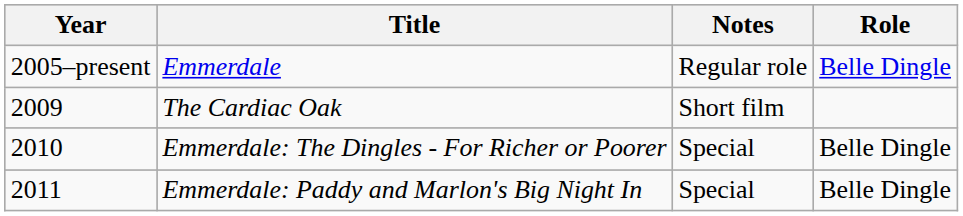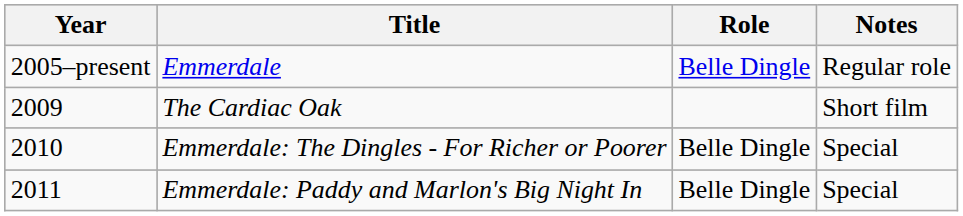columns swapped: (885, 25) <-> (743, 25)
